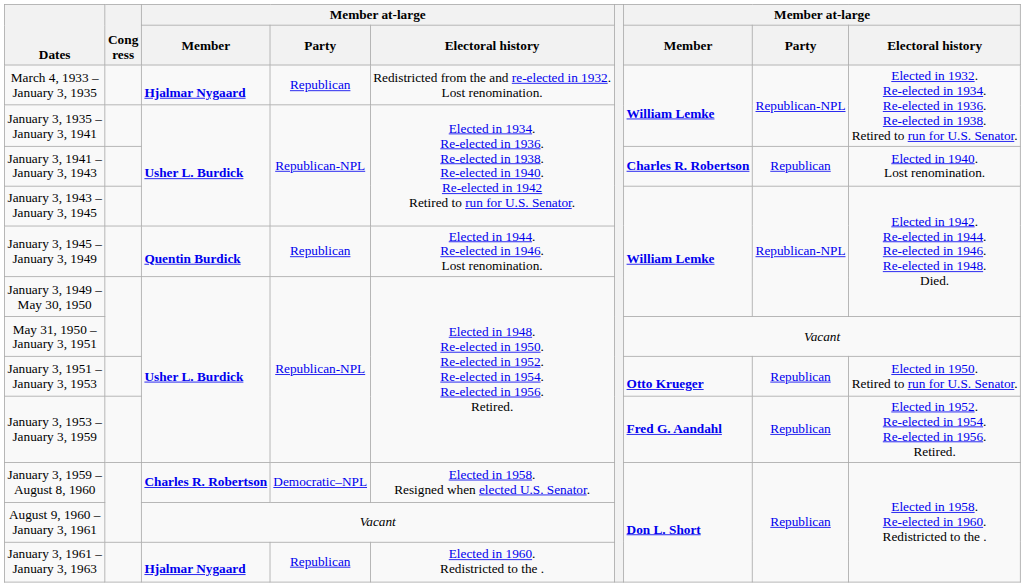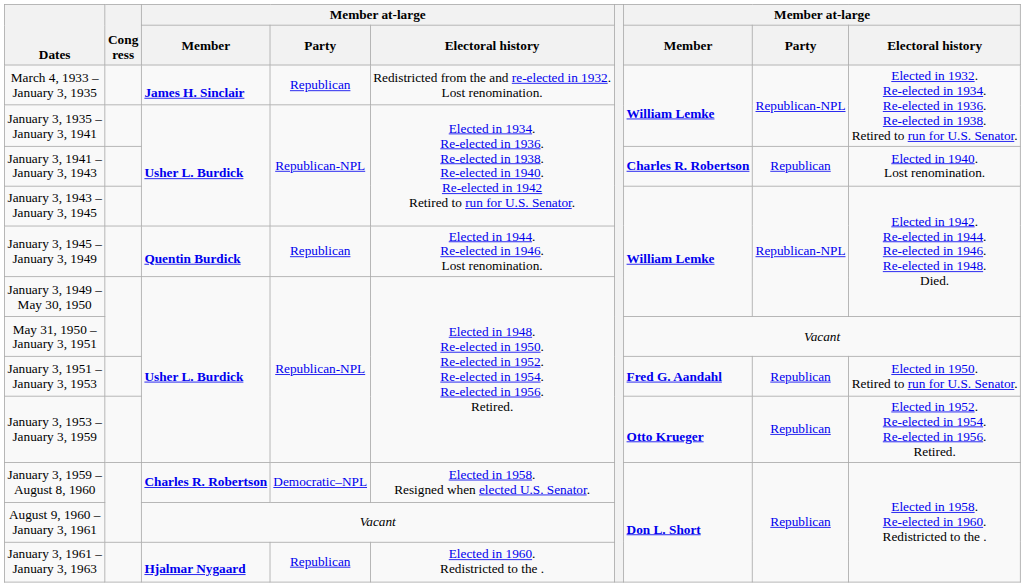(195, 92) Hjalmar Nygaard -> (194, 92) James H. Sinclair
(665, 383) Otto Krueger -> (674, 376) Fred G. Aandahl
(674, 429) Fred G. Aandahl -> (665, 436) Otto Krueger
